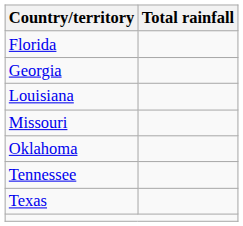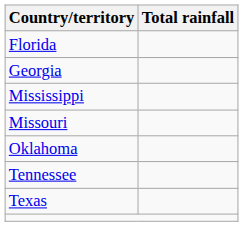- row: (41, 96)
+ row: (46, 96)
